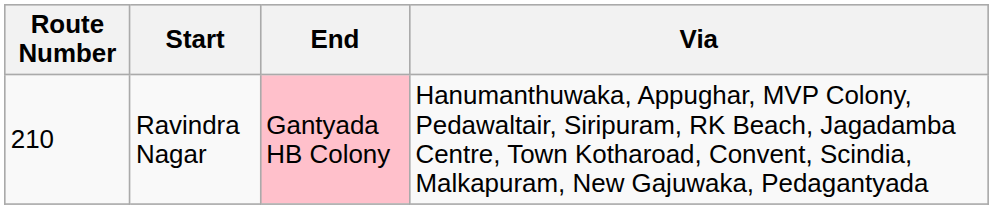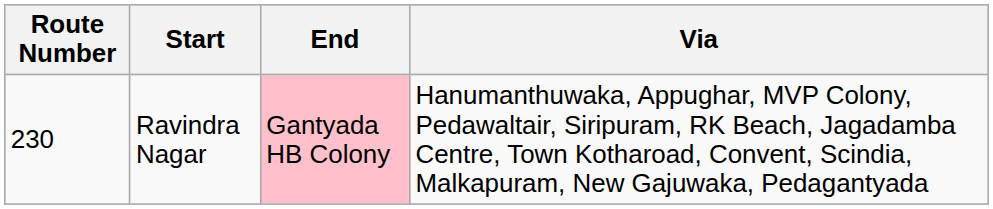(32, 139) 210 -> (32, 139) 230
